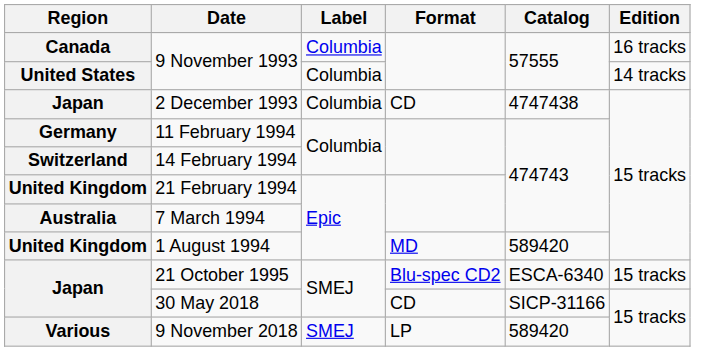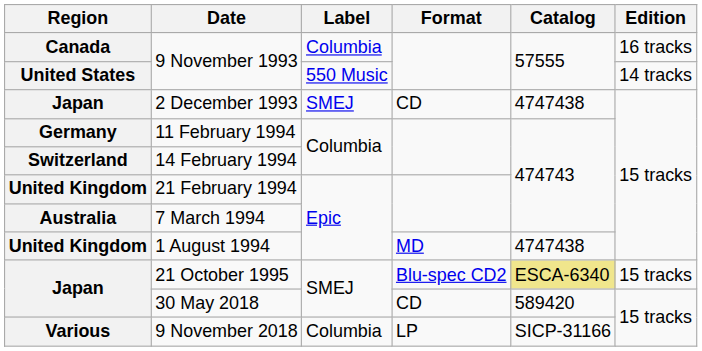(344, 75) Columbia -> (347, 75) 550 Music
(344, 103) Columbia -> (330, 103) SMEJ
(539, 246) 589420 -> (550, 246) 4747438
(556, 274) no background -> (562, 274) khaki background
(557, 302) SICP-31166 -> (545, 302) 589420
(330, 331) SMEJ -> (344, 331) Columbia
(539, 331) 589420 -> (563, 331) SICP-31166
